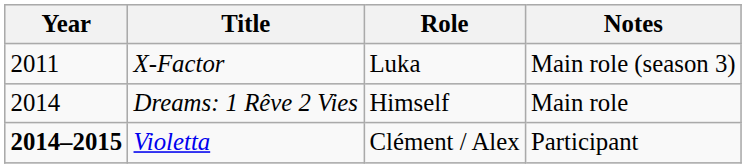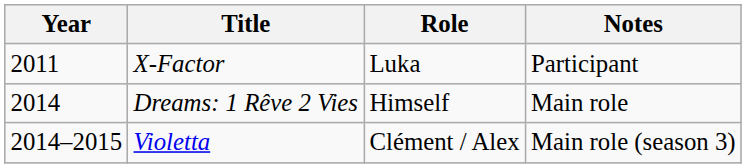(633, 63) Main role (season 3) -> (585, 63) Participant
(66, 142) bold -> (66, 142) normal
(585, 142) Participant -> (633, 142) Main role (season 3)
